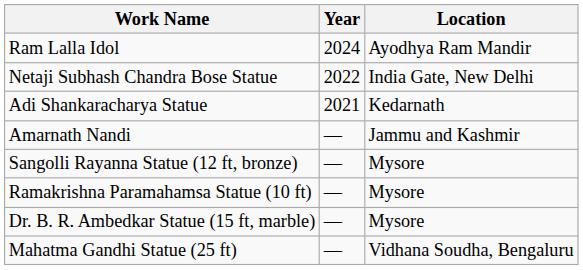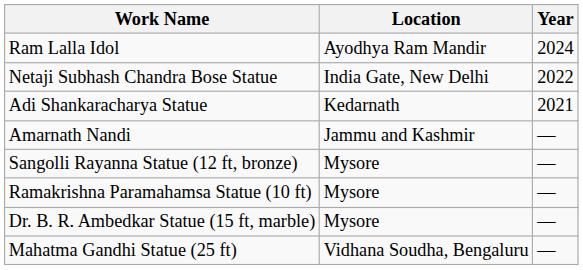columns swapped: (471, 18) <-> (342, 18)
